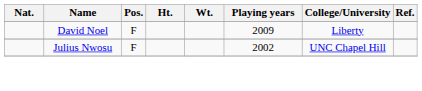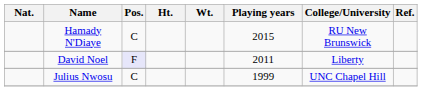+ row: (83, 36)
(134, 30) no background -> (134, 59) lavender background
(263, 30) 2009 -> (263, 59) 2011
(134, 47) F -> (134, 77) C
(263, 47) 2002 -> (263, 77) 1999
